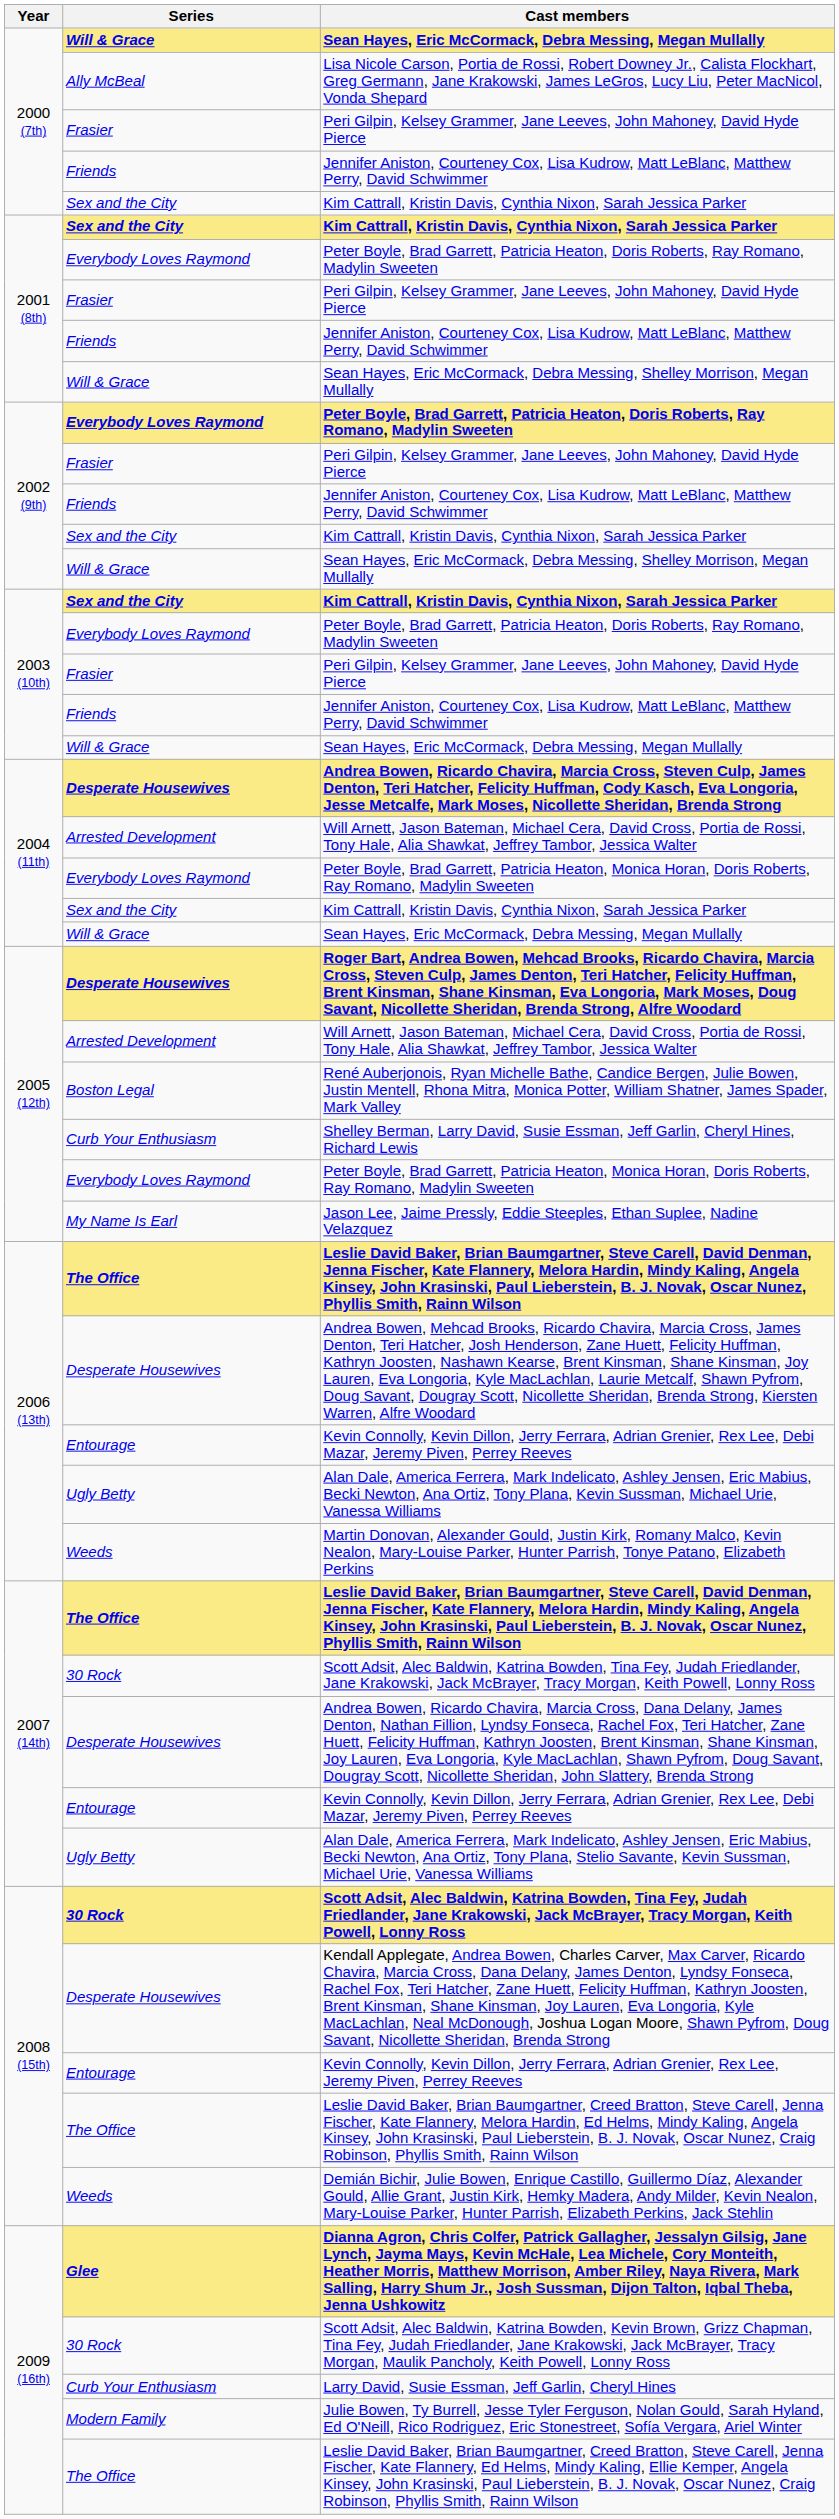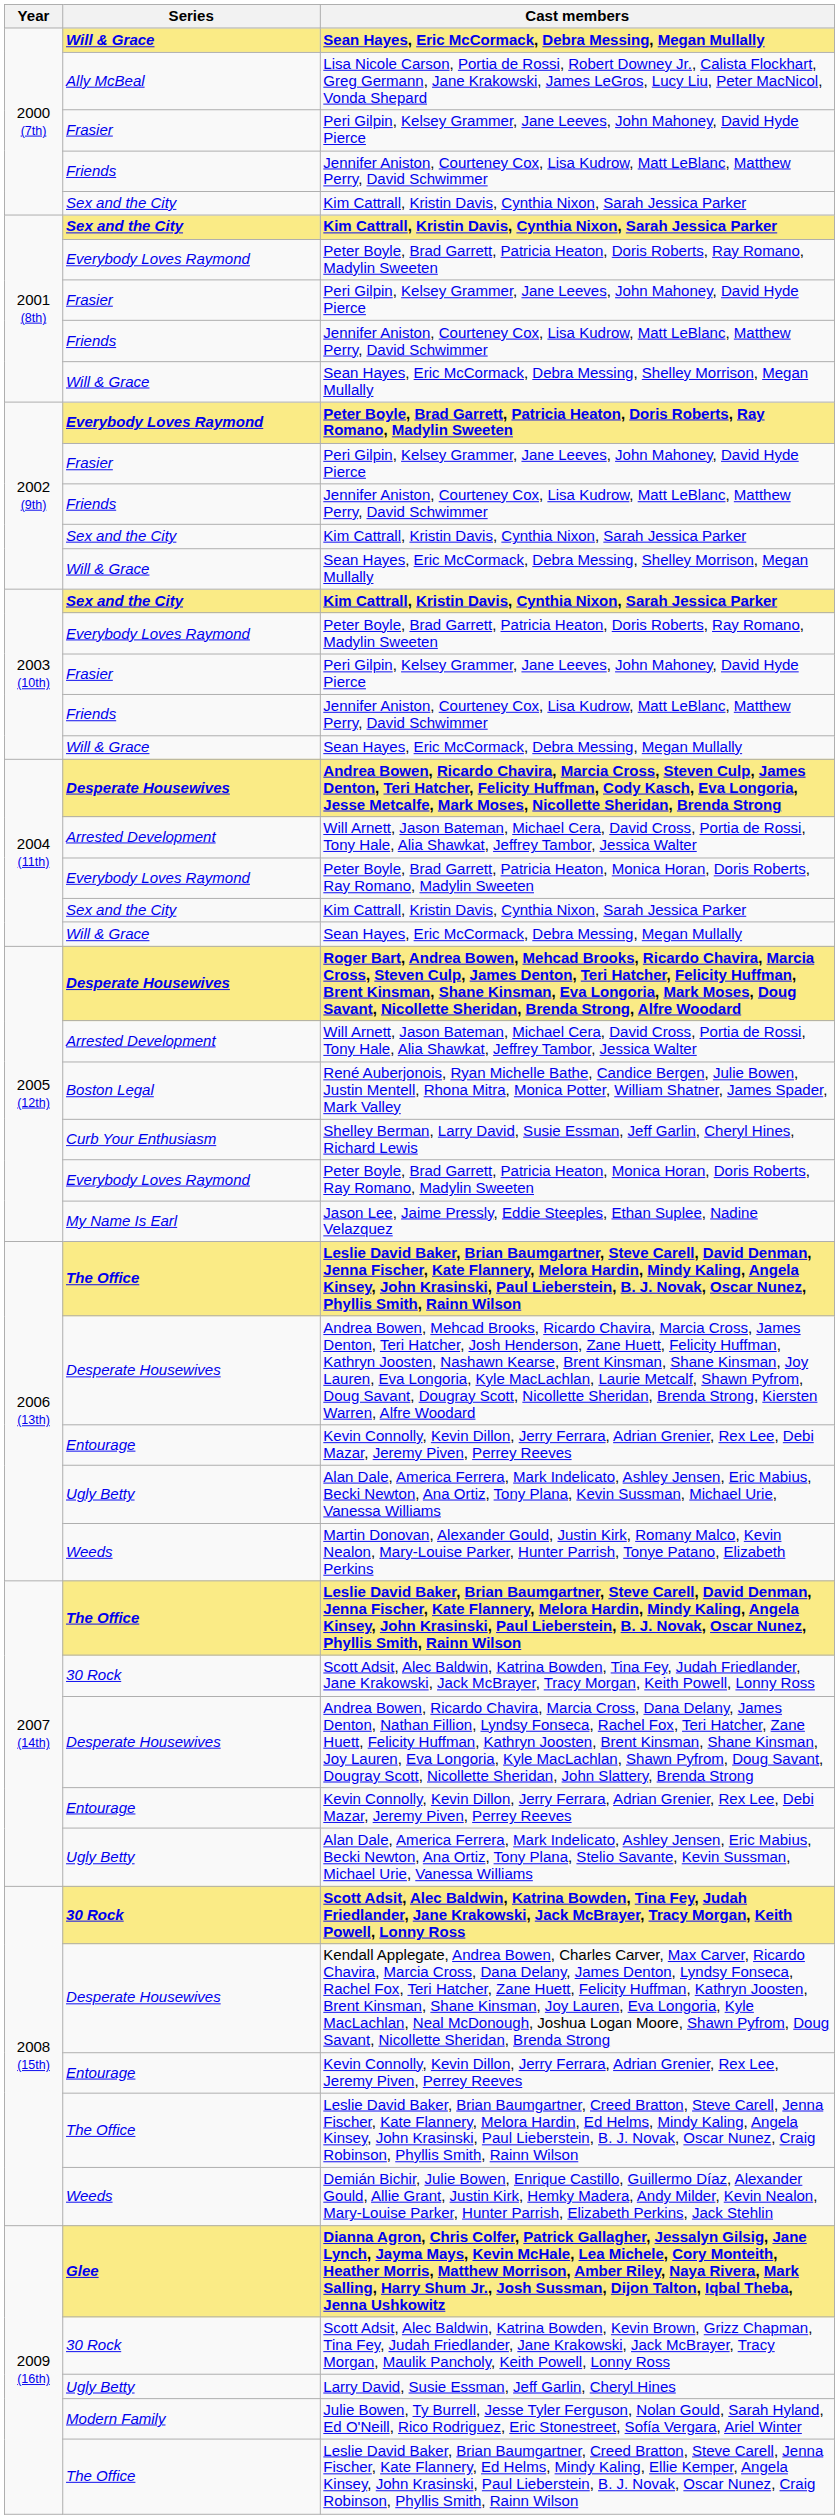(141, 2386) Curb Your Enthusiasm -> (100, 2386) Ugly Betty
